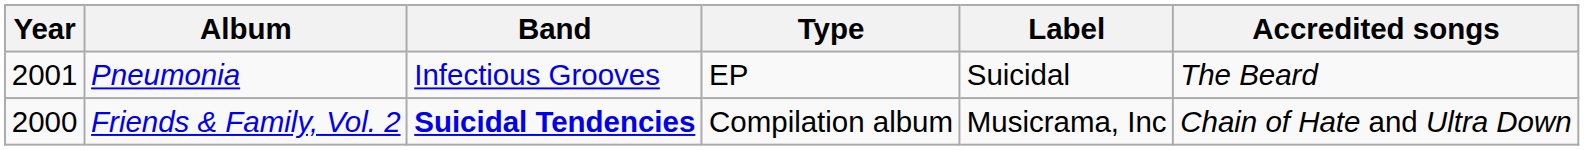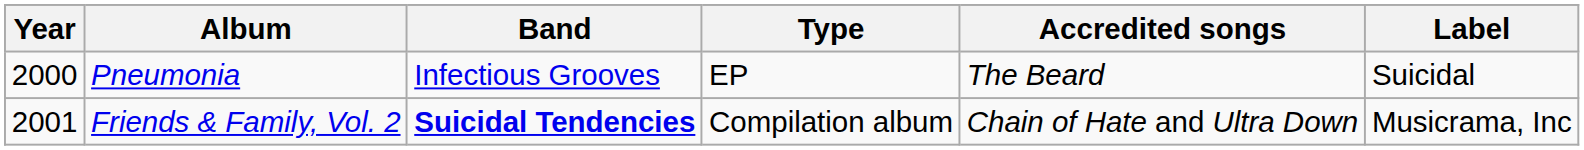columns swapped: (1376, 28) <-> (1067, 28)
(45, 75) 2001 -> (45, 75) 2000
(45, 122) 2000 -> (45, 122) 2001
